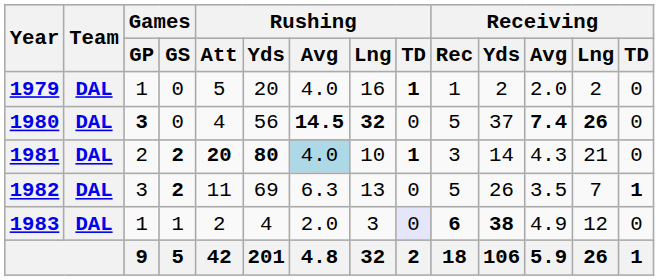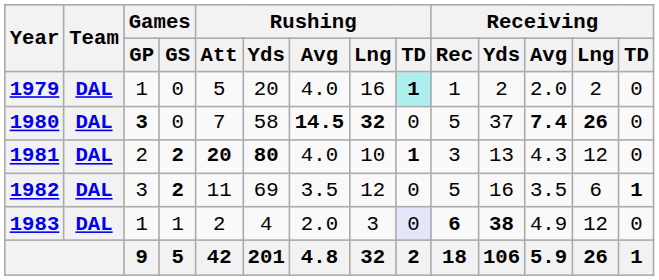(414, 89) no background -> (414, 89) paleturquoise background
(219, 123) 4 -> (219, 123) 7
(266, 123) 56 -> (266, 123) 58
(319, 156) lightblue background -> (319, 156) no background
(501, 156) 14 -> (501, 156) 13
(596, 156) 21 -> (596, 156) 12
(319, 190) 6.3 -> (319, 190) 3.5
(373, 190) 13 -> (373, 190) 12
(501, 190) 26 -> (501, 190) 16
(596, 190) 7 -> (596, 190) 6
